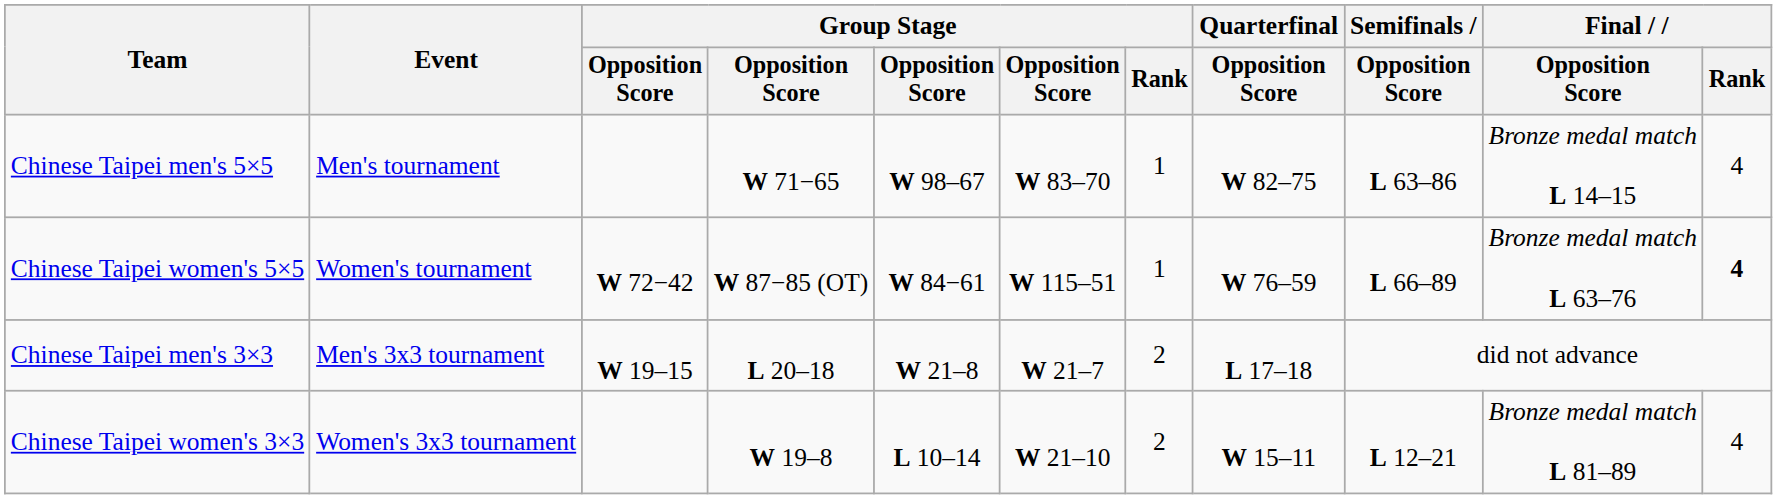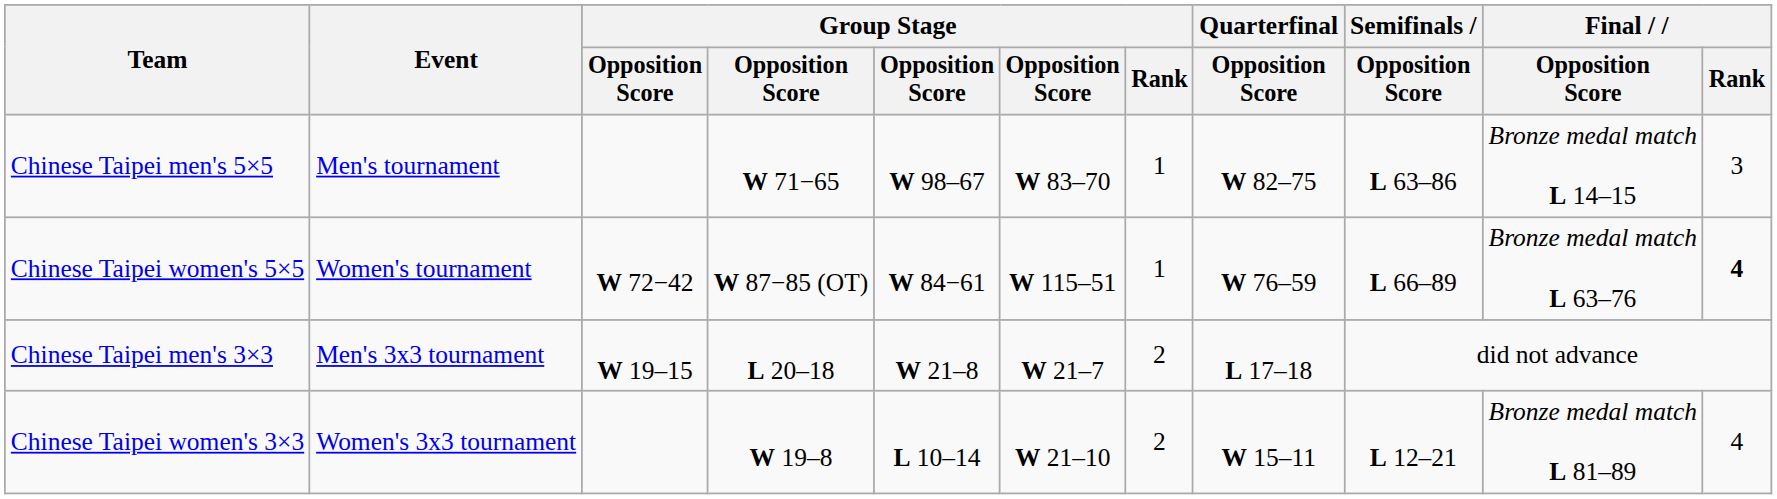(1737, 166) 4 -> (1737, 166) 3
